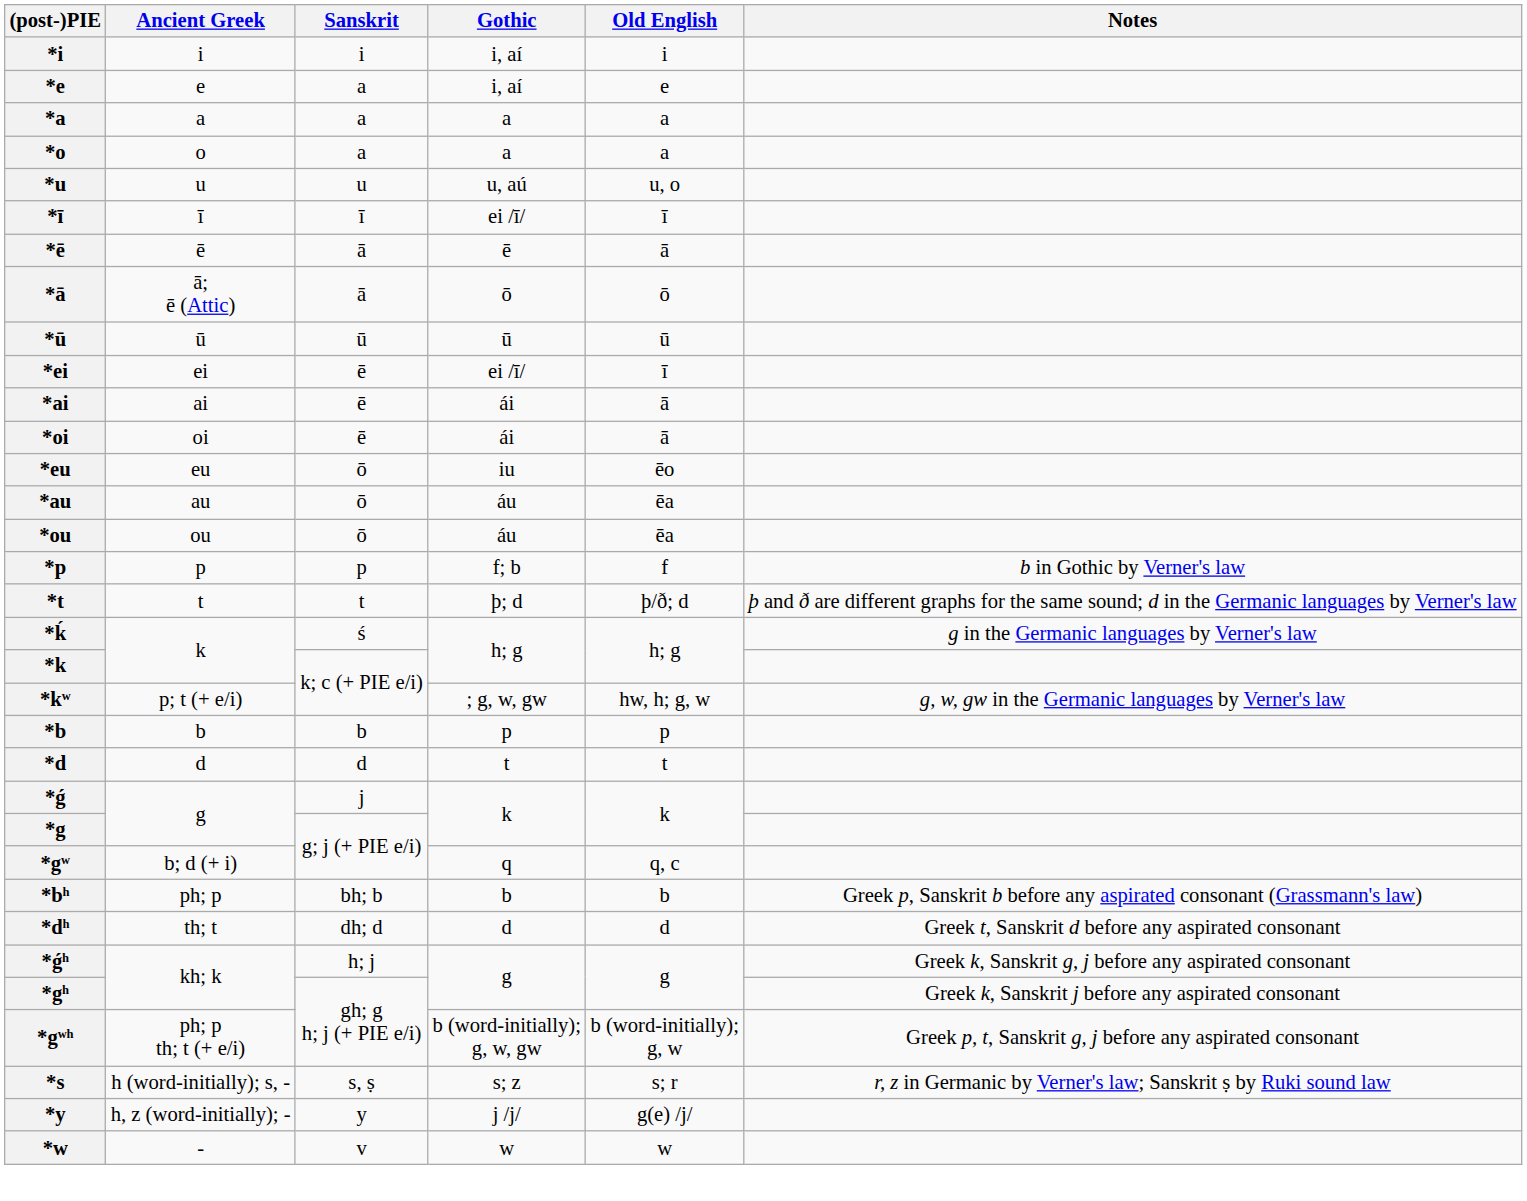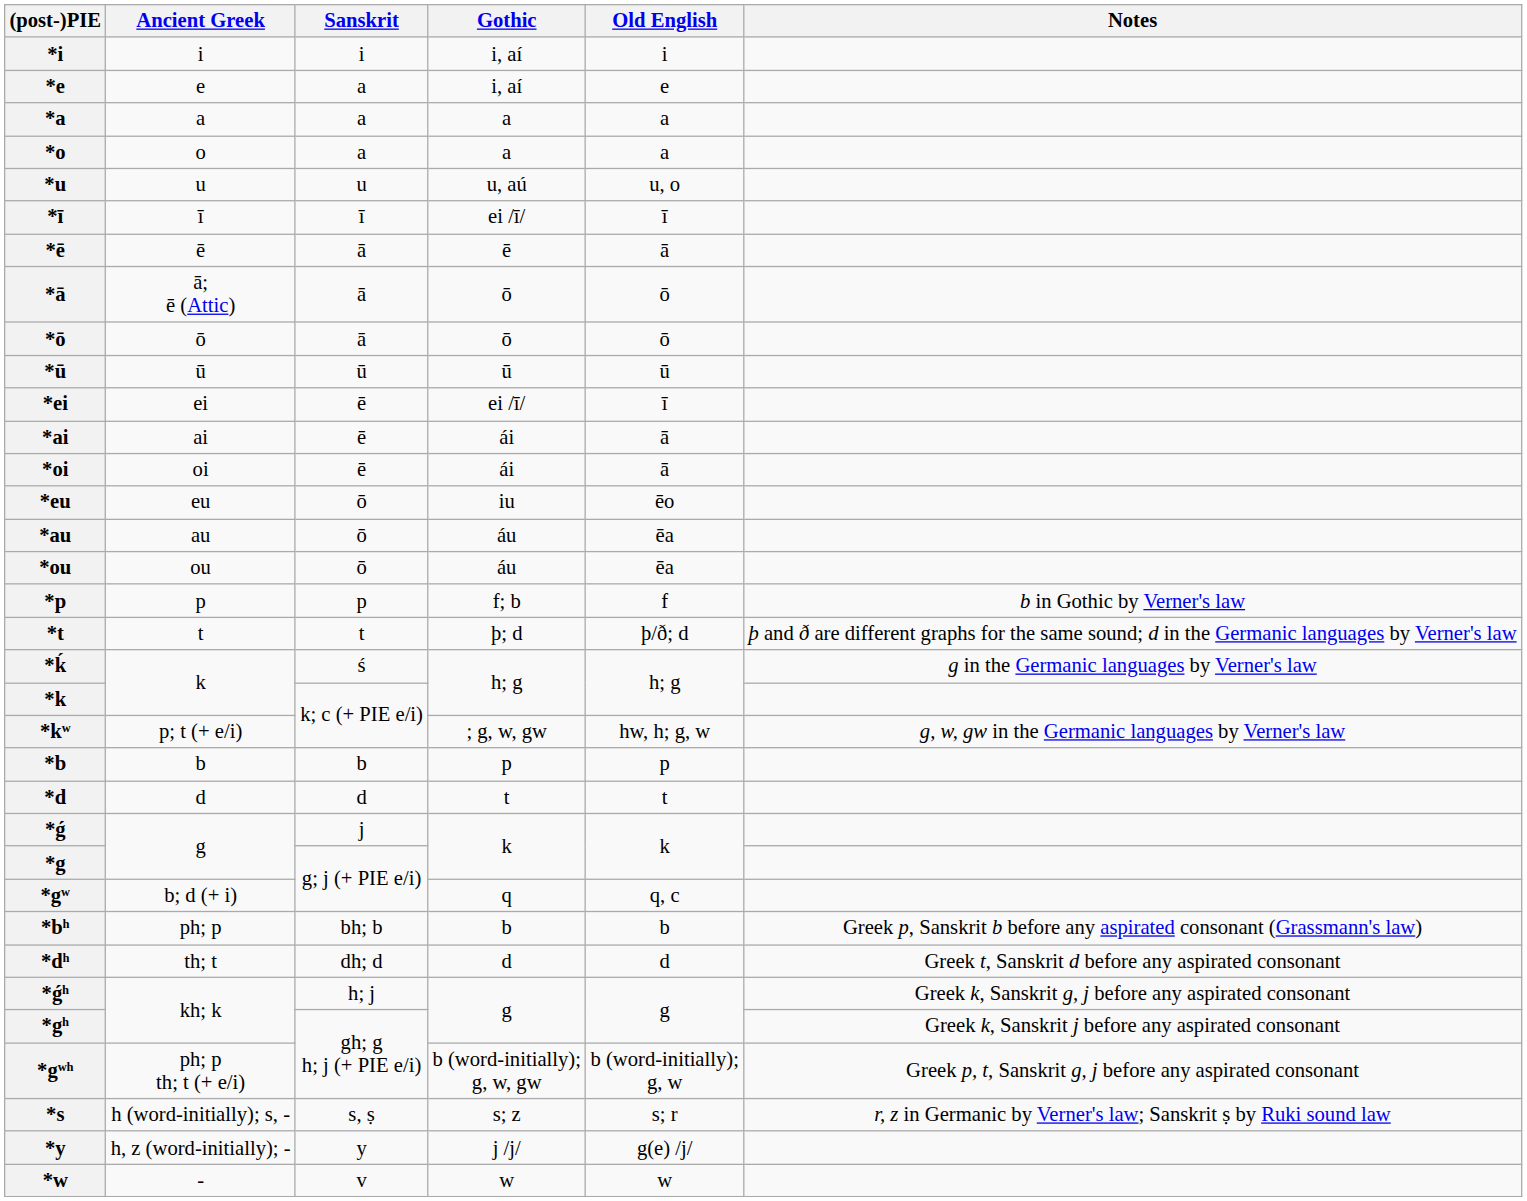+ row: (55, 338)
